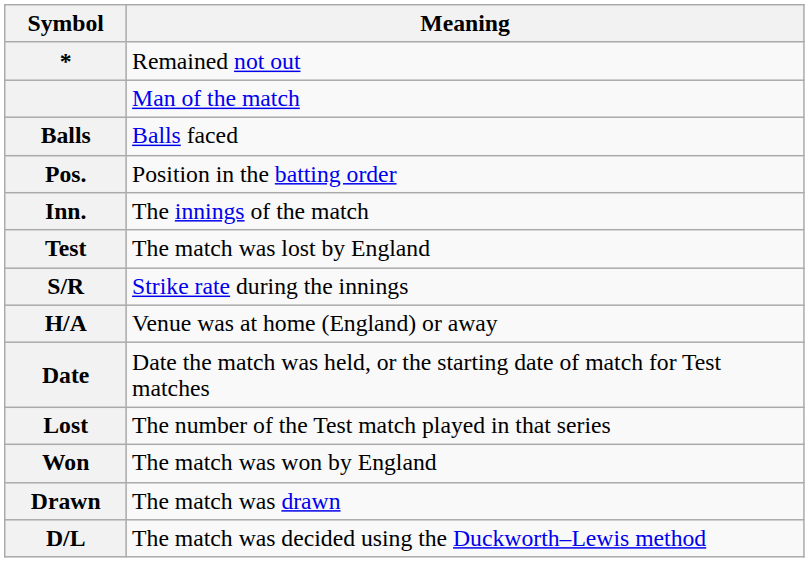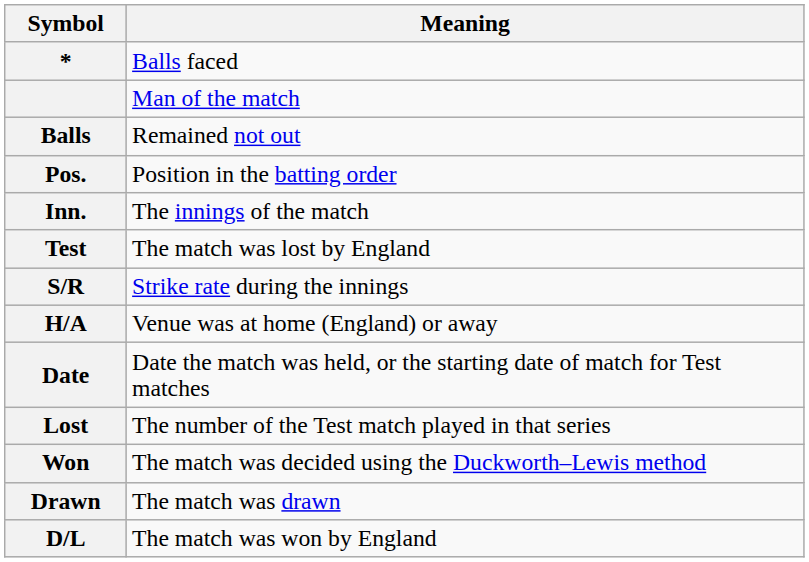(216, 60) Remained not out -> (185, 60) Balls faced
(185, 135) Balls faced -> (216, 135) Remained not out
(284, 463) The match was won by England -> (419, 463) The match was decided using the Duckworth–Lewis method
(419, 538) The match was decided using the Duckworth–Lewis method -> (284, 538) The match was won by England
